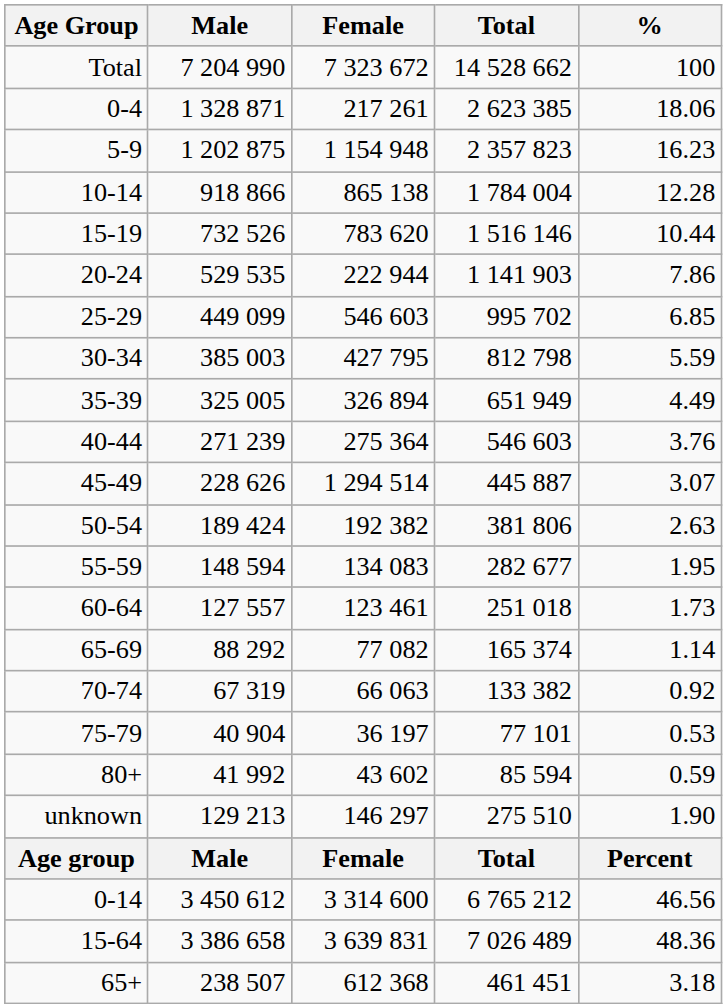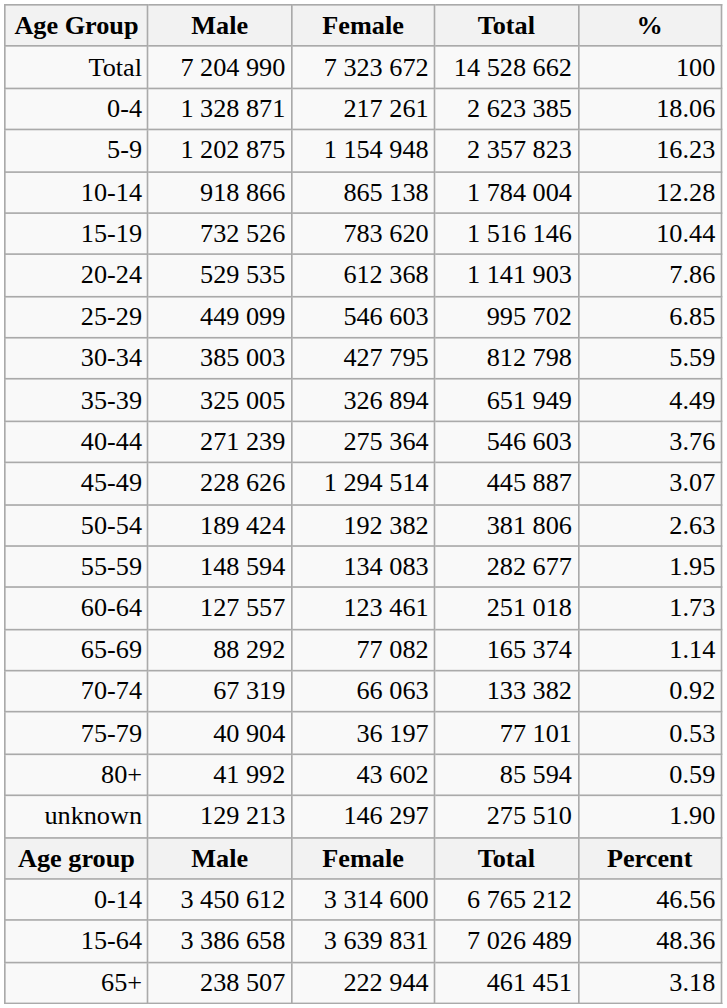(386, 274) 222 944 -> (386, 274) 612 368
(386, 982) 612 368 -> (386, 982) 222 944
